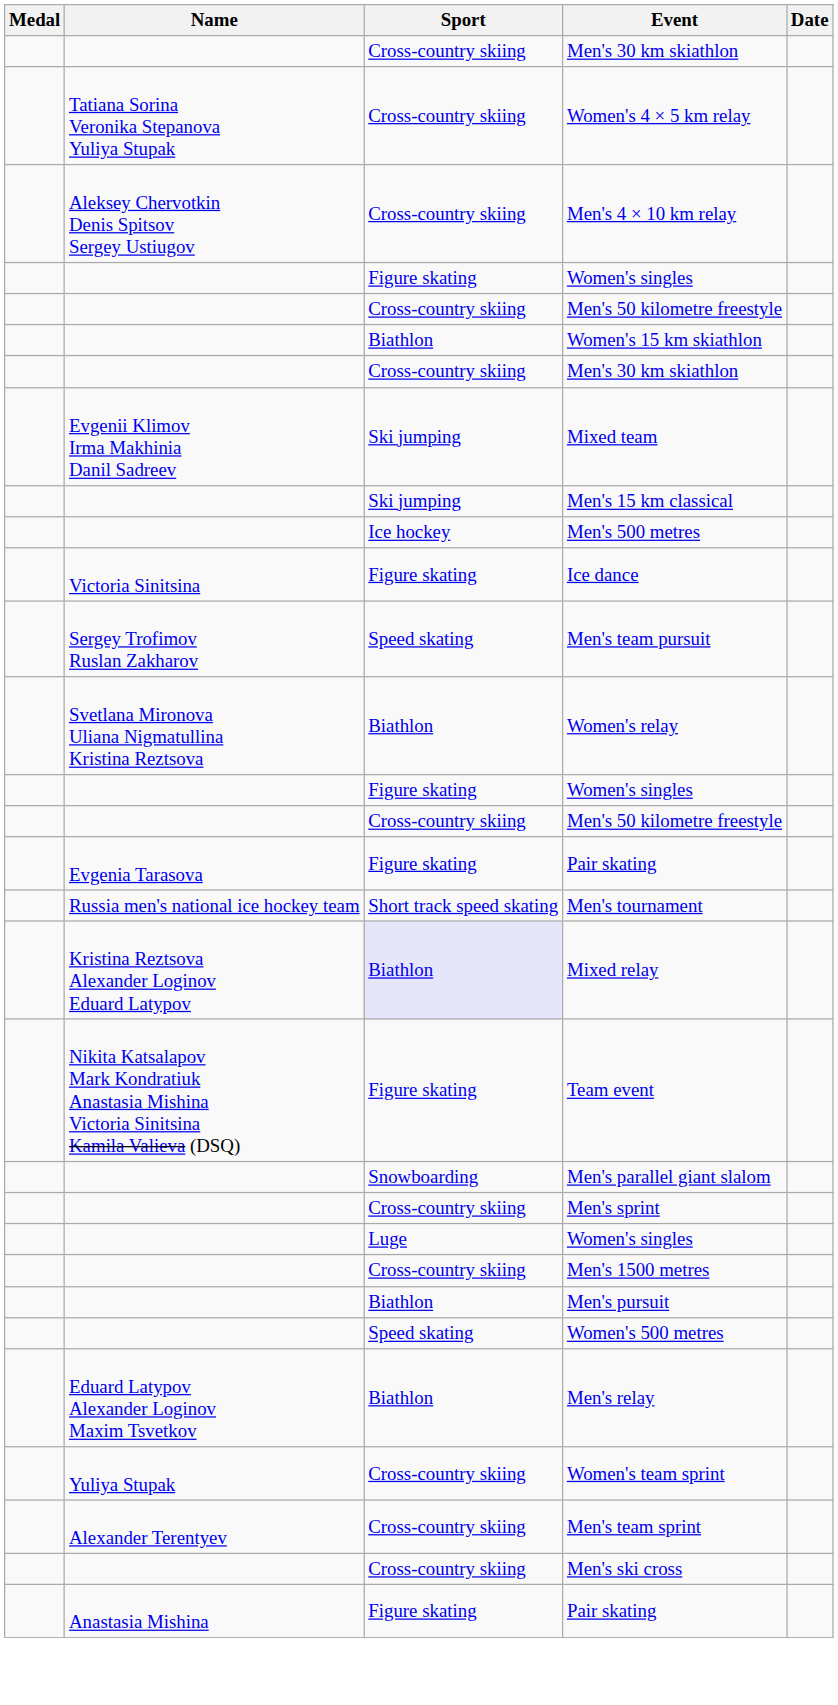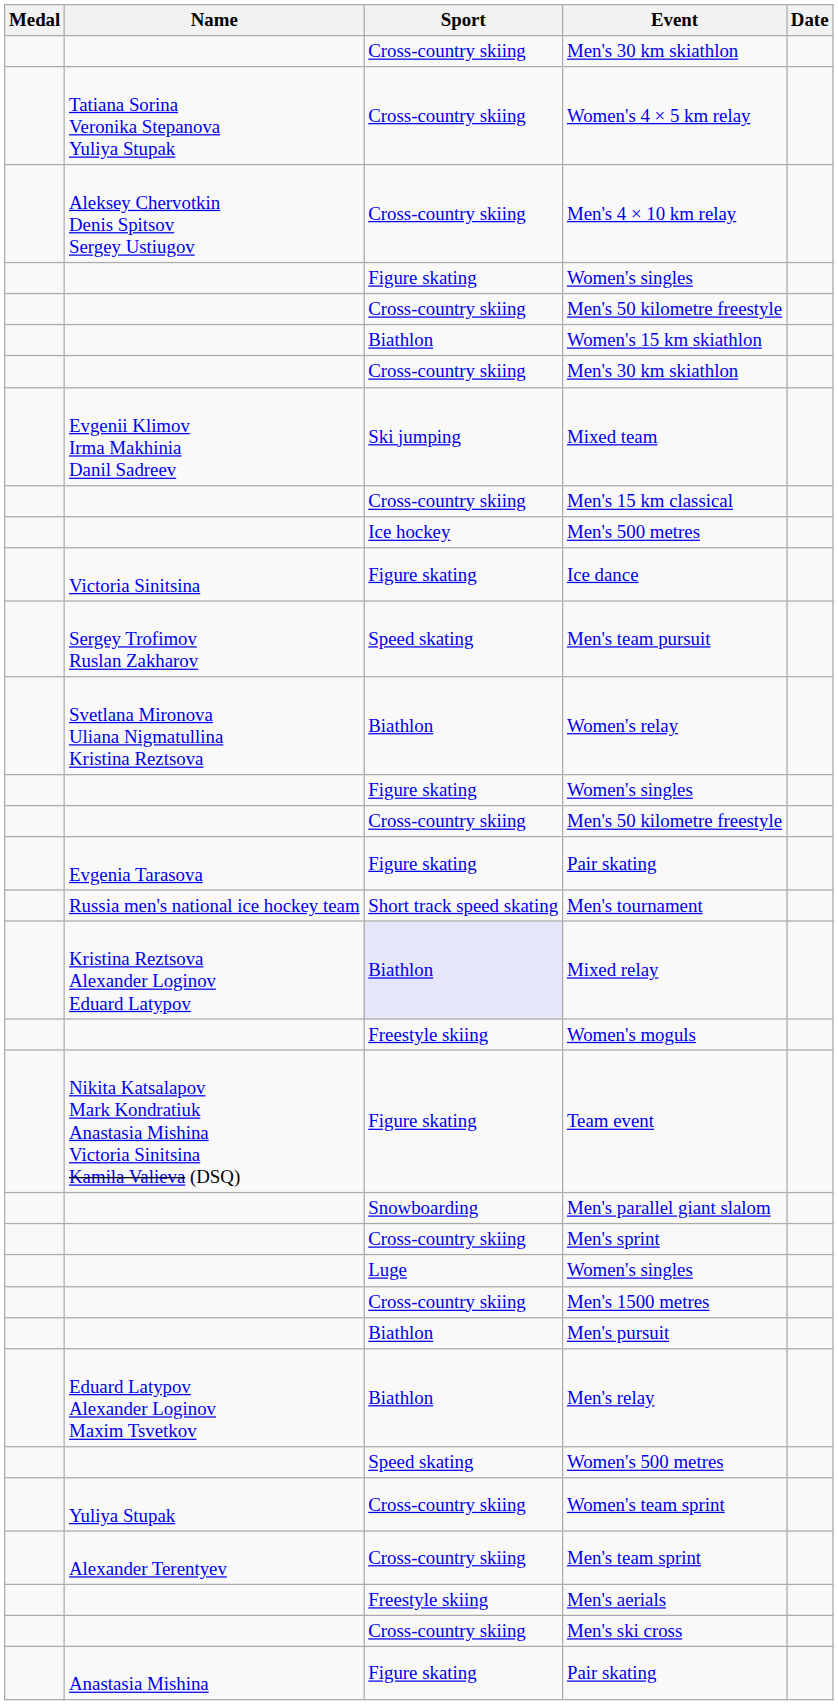(415, 500) Ski jumping -> (447, 500) Cross-country skiing
+ row: (214, 1035)
rows swapped: (214, 1333) <-> (143, 1408)
+ row: (214, 1600)
